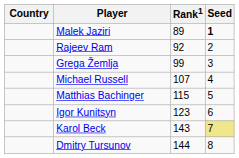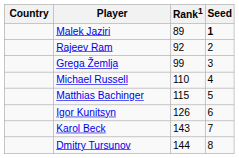(181, 80) 107 -> (181, 80) 110
(181, 112) 123 -> (181, 112) 126
(210, 129) khaki background -> (210, 129) no background
